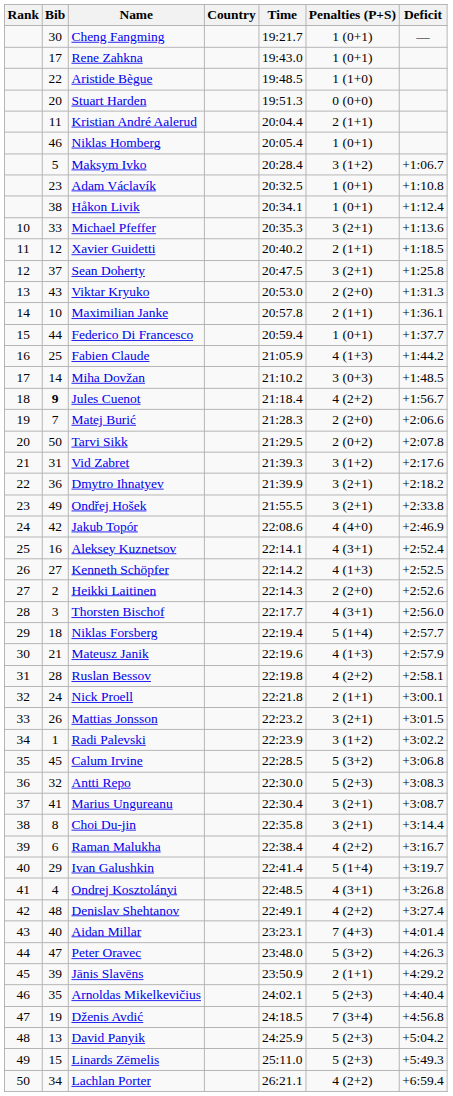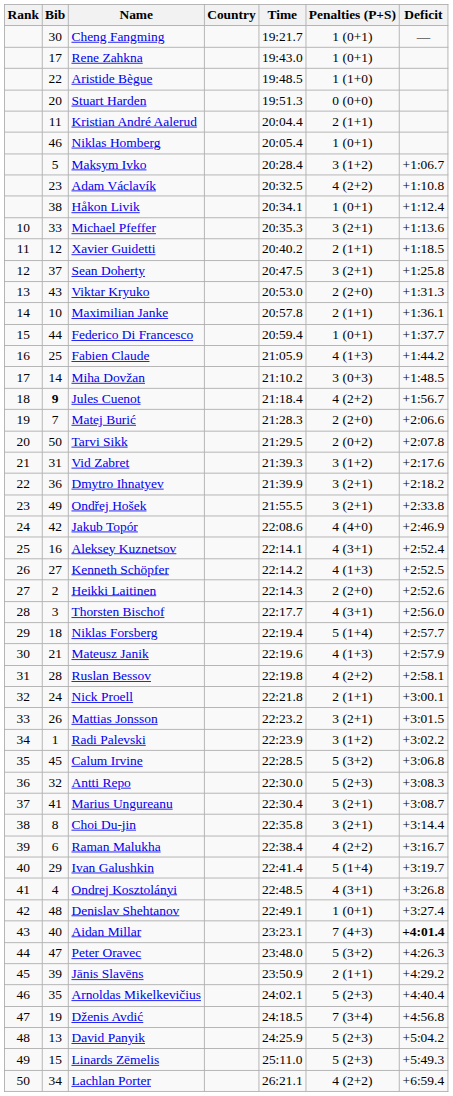(352, 185) 1 (0+1) -> (352, 185) 4 (2+2)
(352, 910) 4 (2+2) -> (352, 910) 1 (0+1)
(423, 931) normal -> (423, 931) bold
